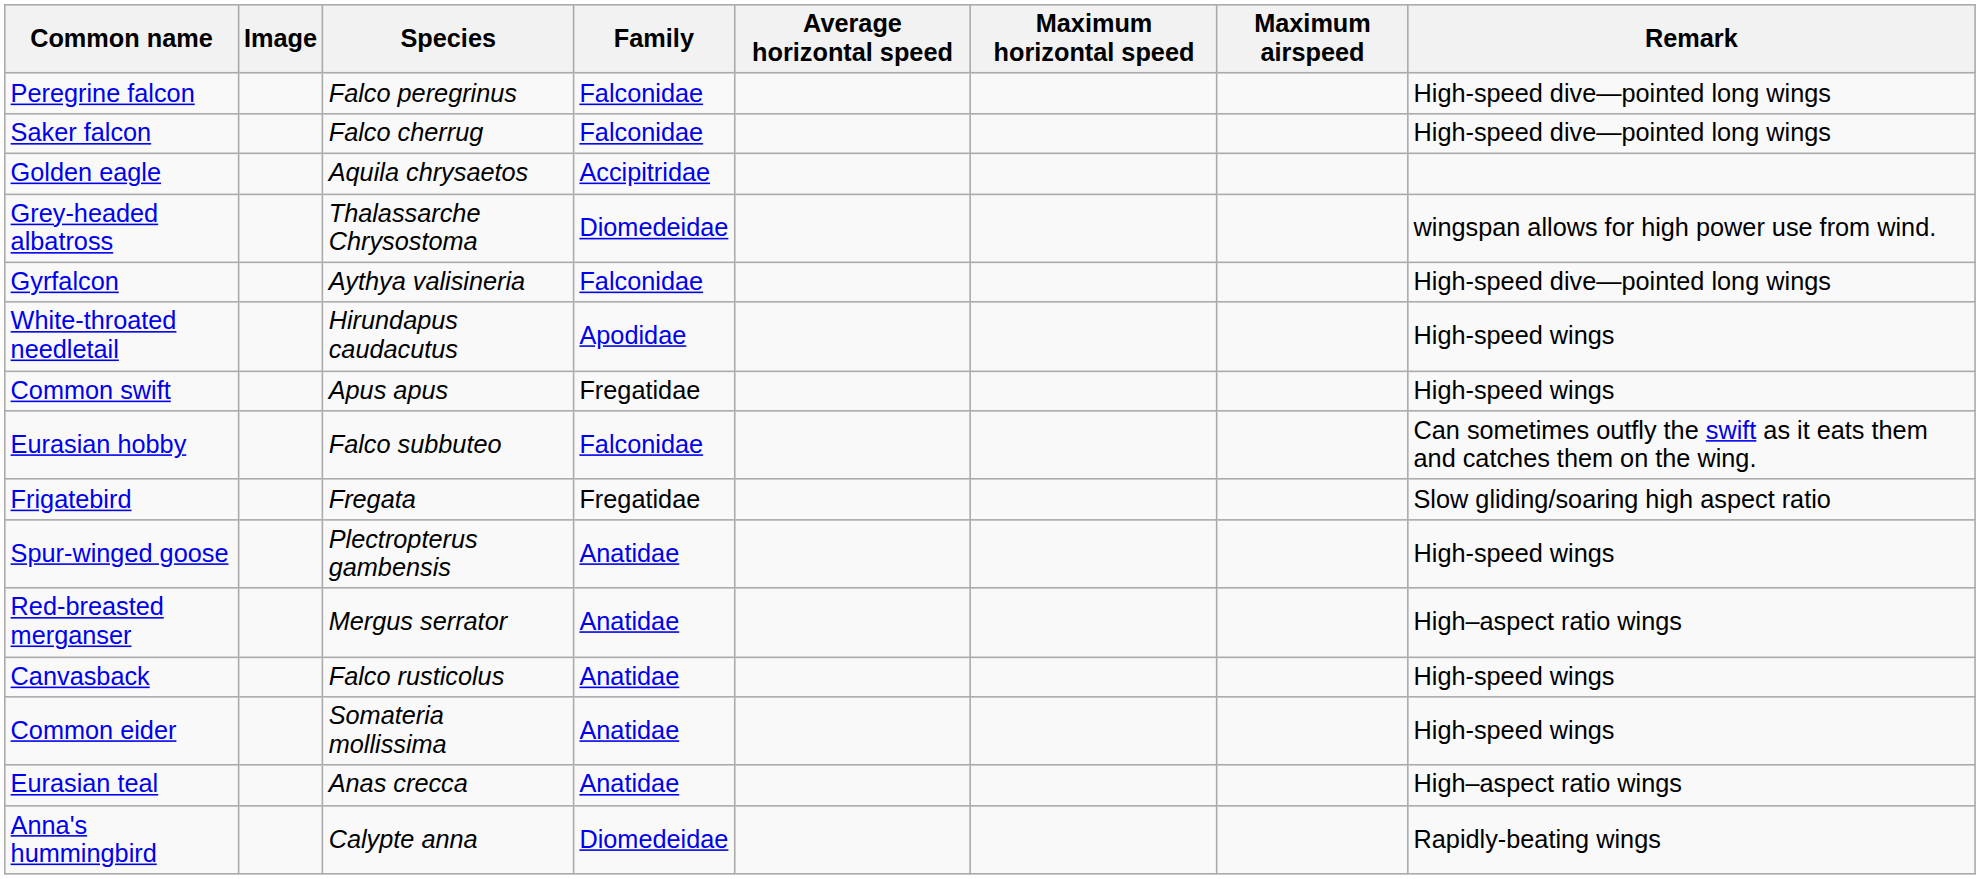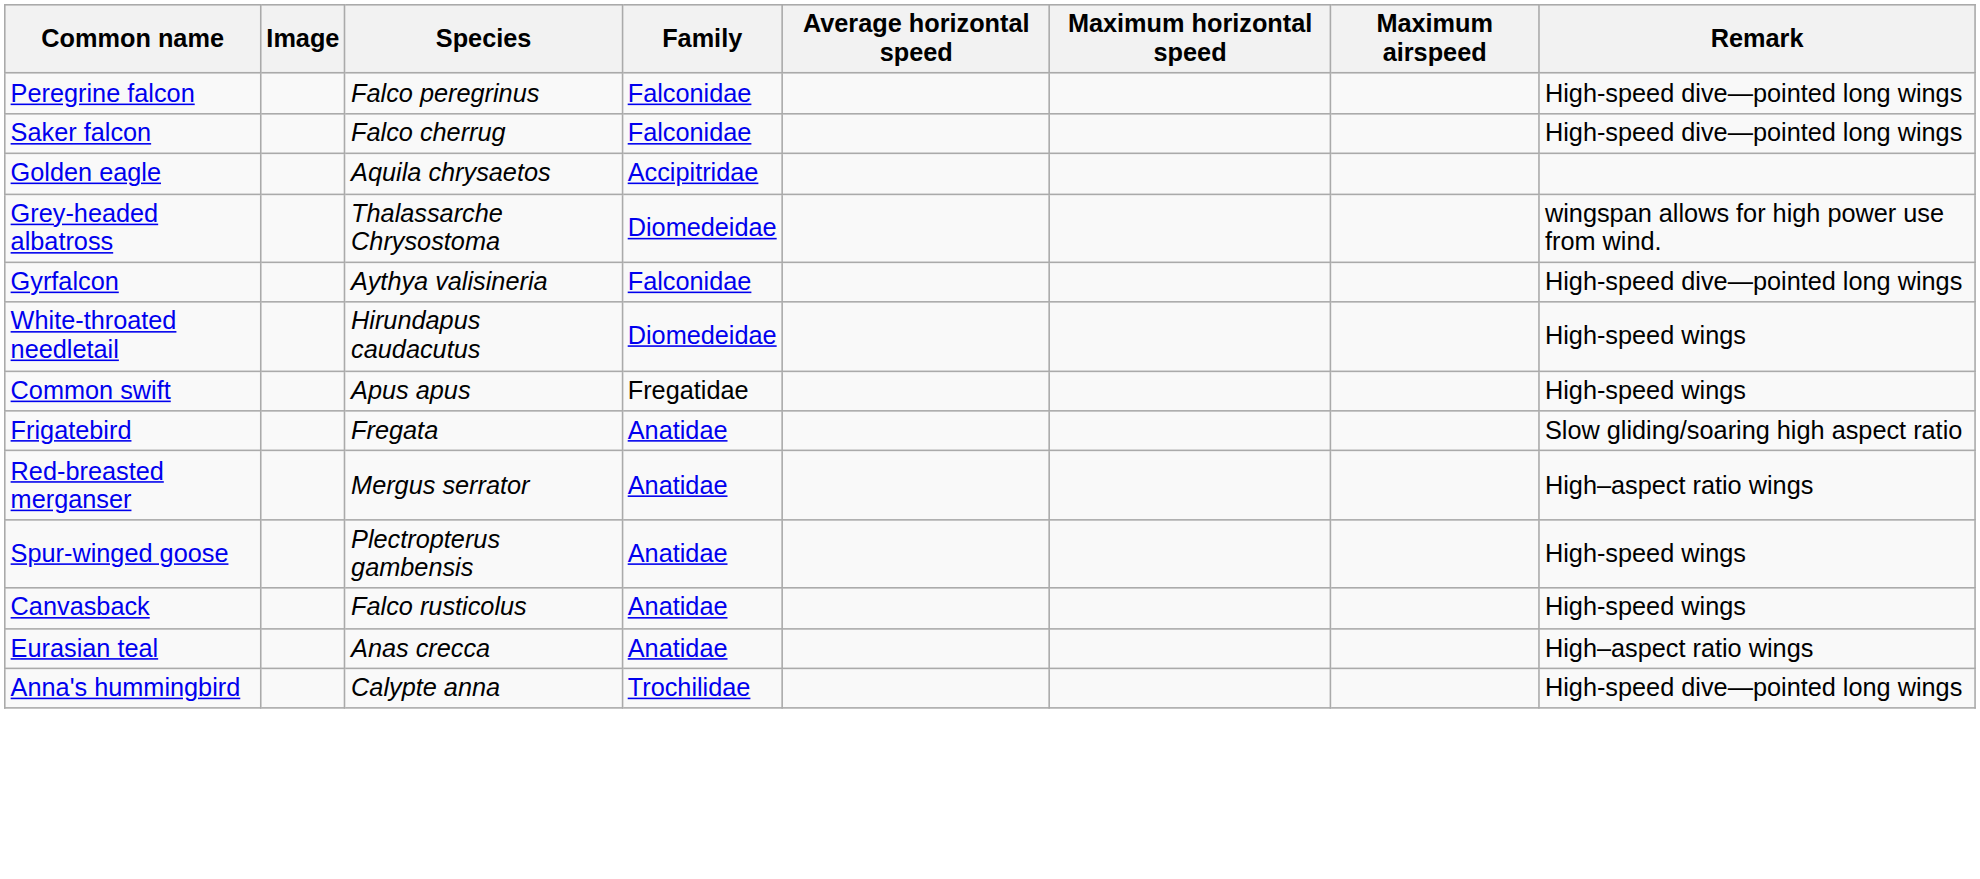(633, 336) Apodidae -> (702, 336) Diomedeidae
- row: (98, 444)
(640, 499) Fregatidae -> (678, 430) Anatidae
rows swapped: (120, 553) <-> (87, 621)
- row: (94, 730)
(654, 839) Diomedeidae -> (689, 687) Trochilidae
(1537, 839) Rapidly-beating wings -> (1754, 687) High-speed dive—pointed long wings
